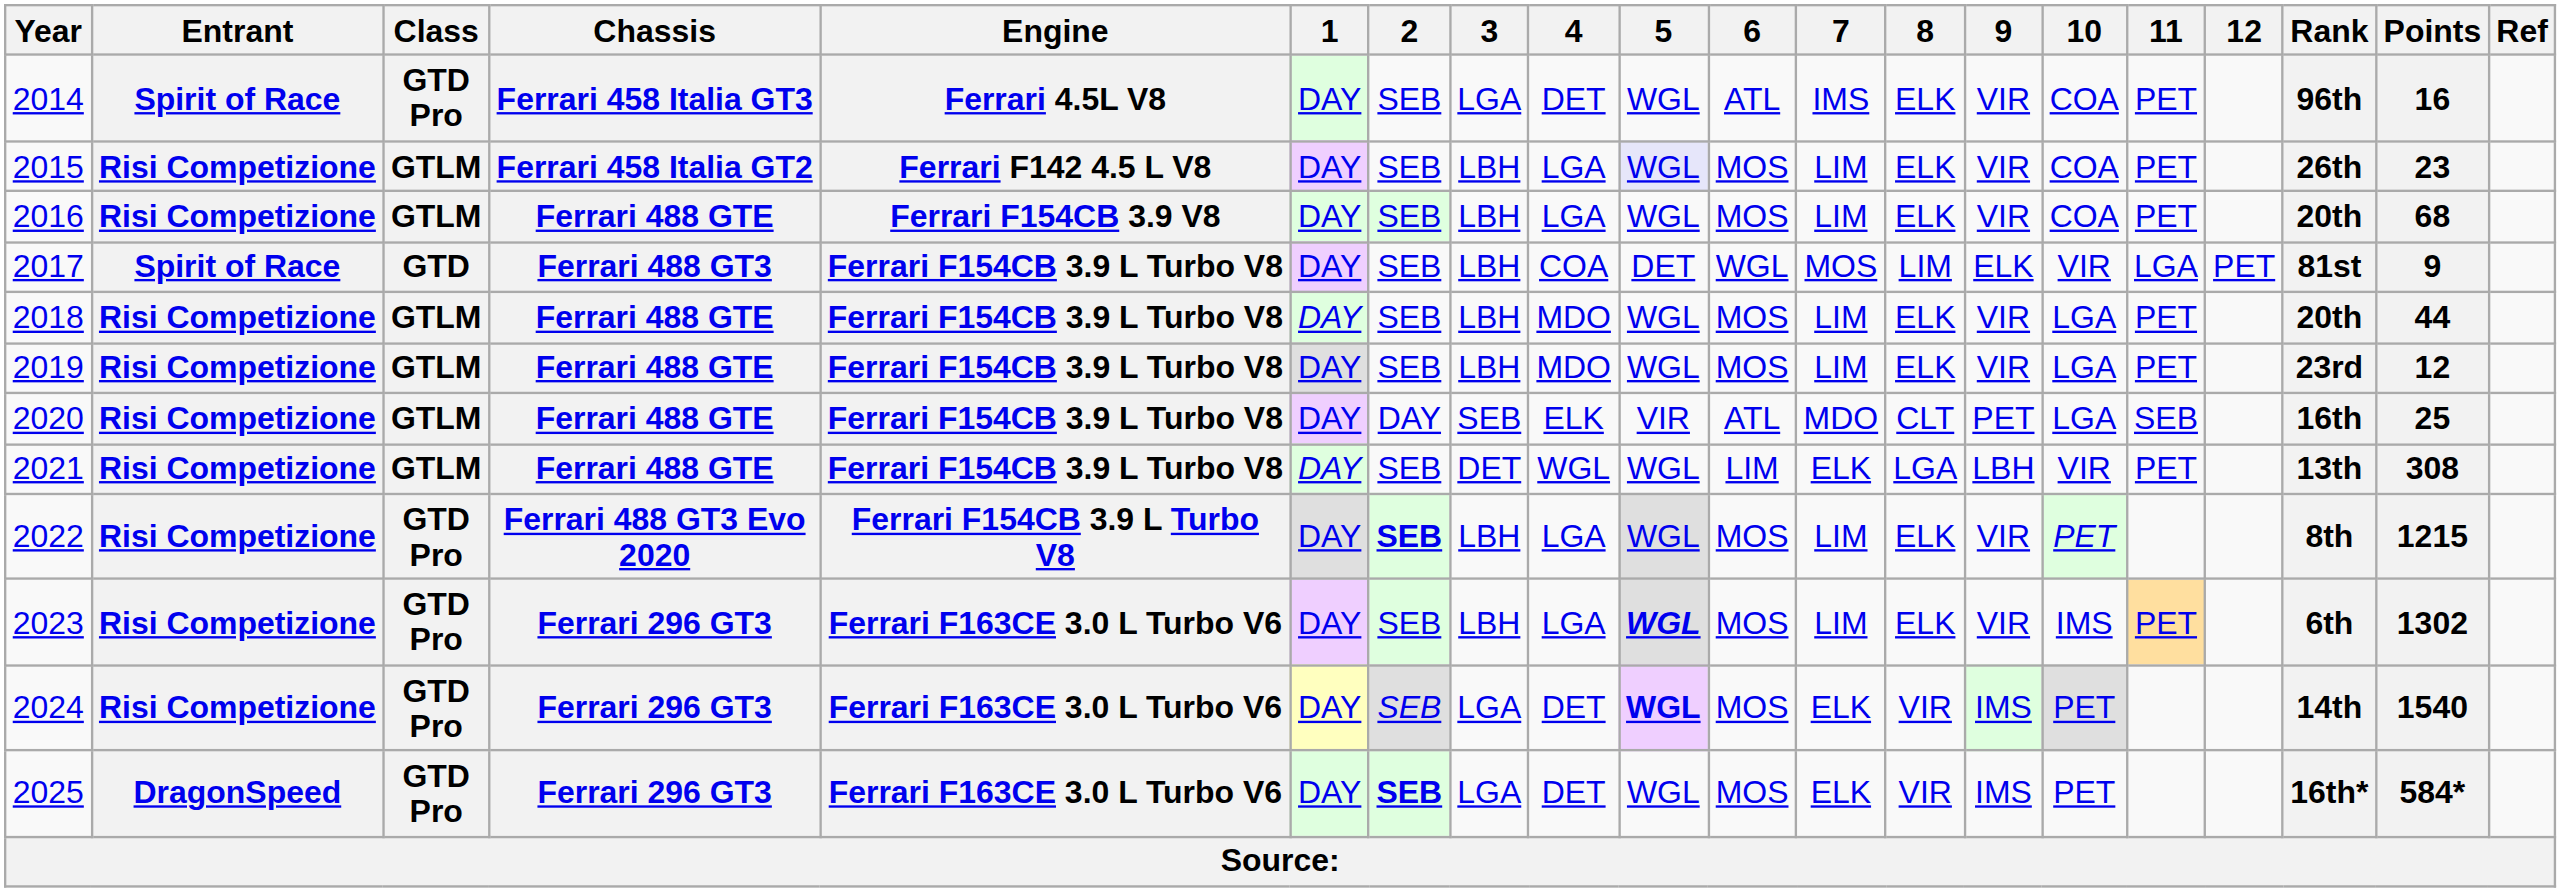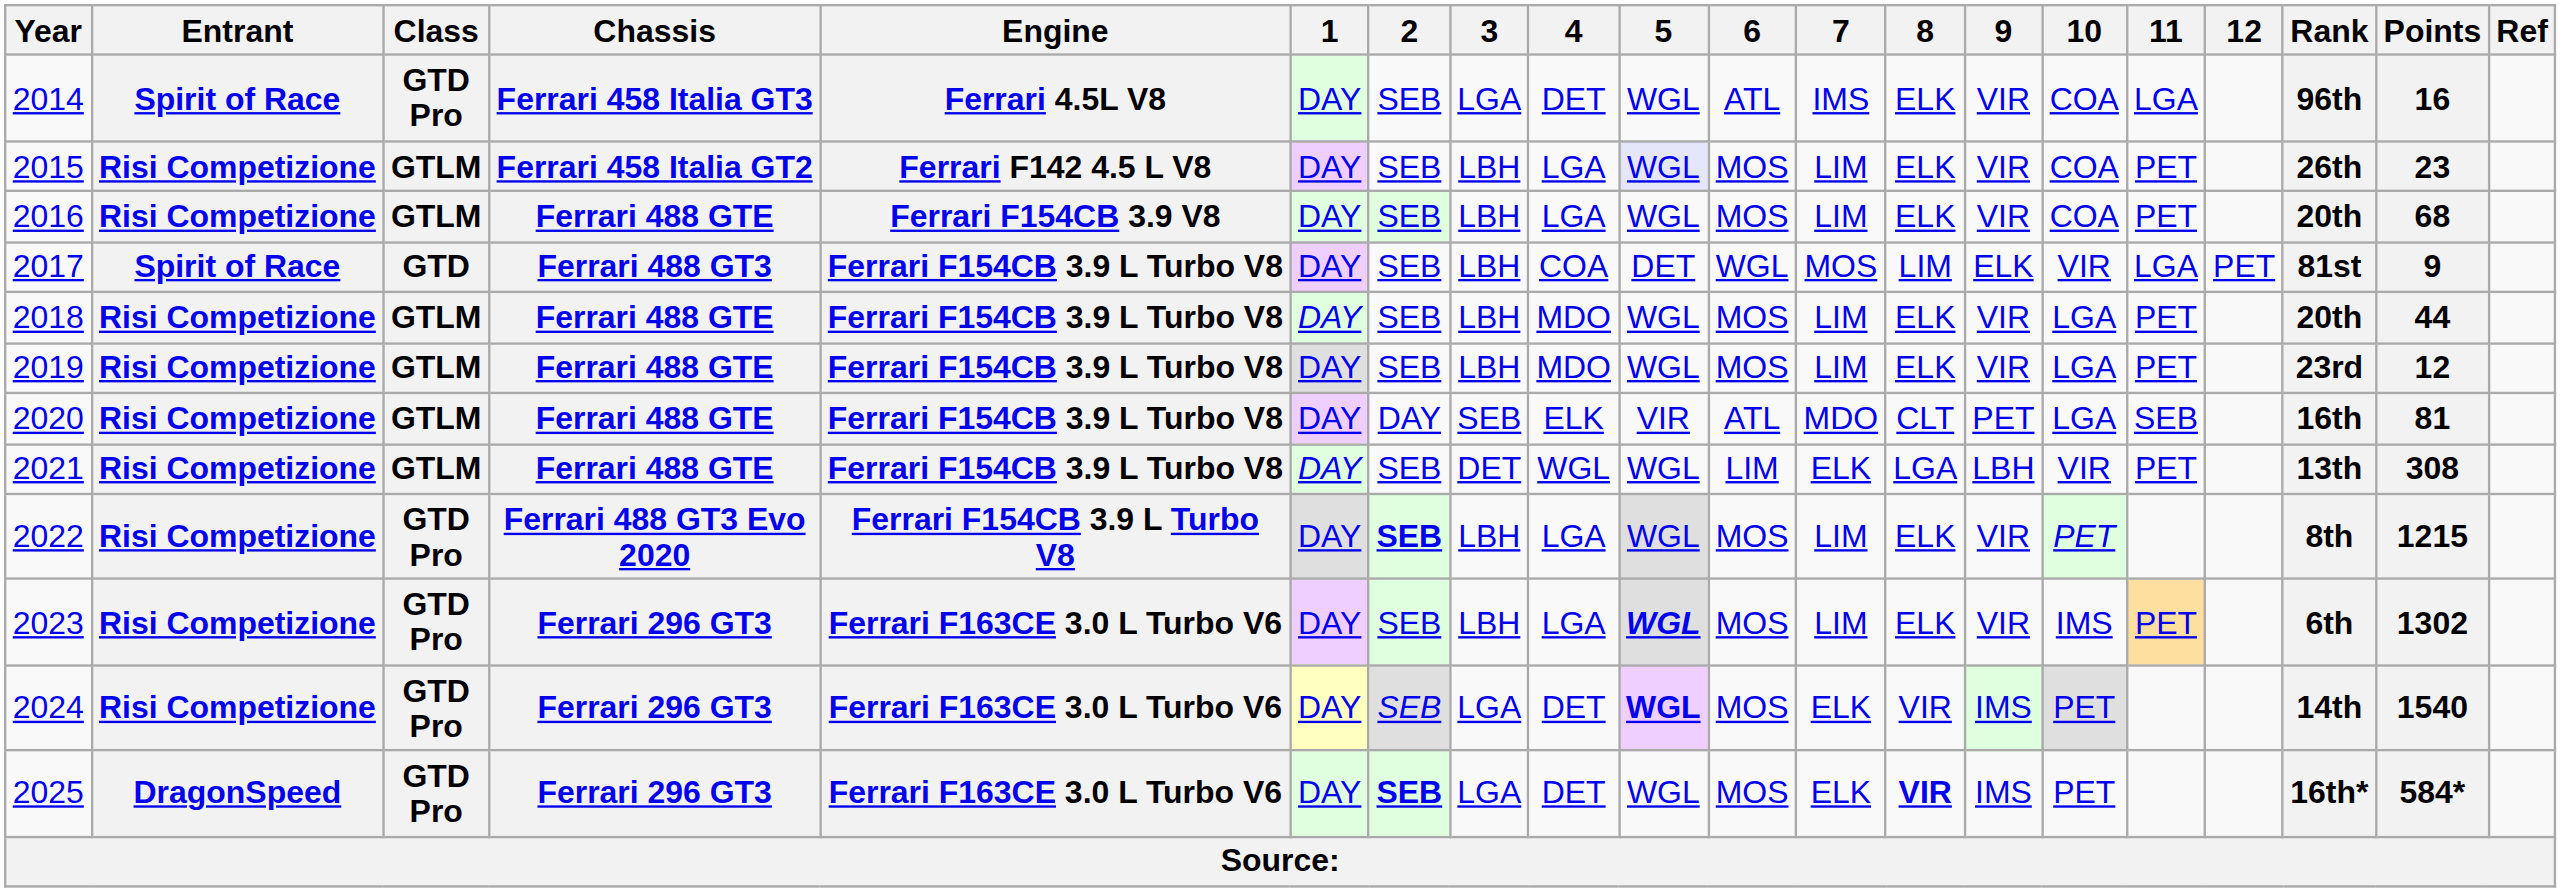(2166, 98) PET -> (2166, 98) LGA
(2432, 418) 25 -> (2432, 418) 81
(1925, 793) normal -> (1925, 793) bold
